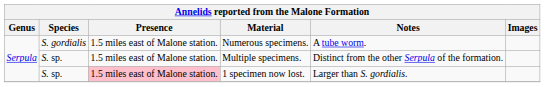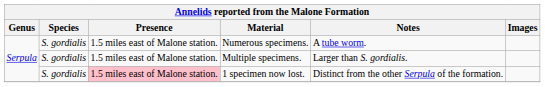(52, 58) S. sp. -> (64, 58) S. gordialis
(408, 58) Distinct from the other Serpula of the formation. -> (360, 58) Larger than S. gordialis.
(52, 74) S. sp. -> (64, 74) S. gordialis
(360, 74) Larger than S. gordialis. -> (408, 74) Distinct from the other Serpula of the formation.
